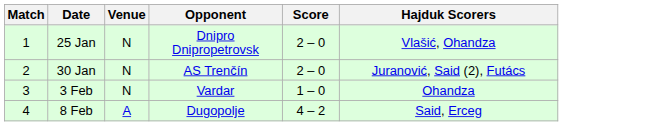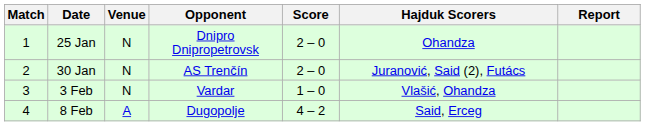+ column: (599, 15)
(449, 43) Vlašić, Ohandza -> (449, 43) Ohandza
(449, 91) Ohandza -> (449, 91) Vlašić, Ohandza
